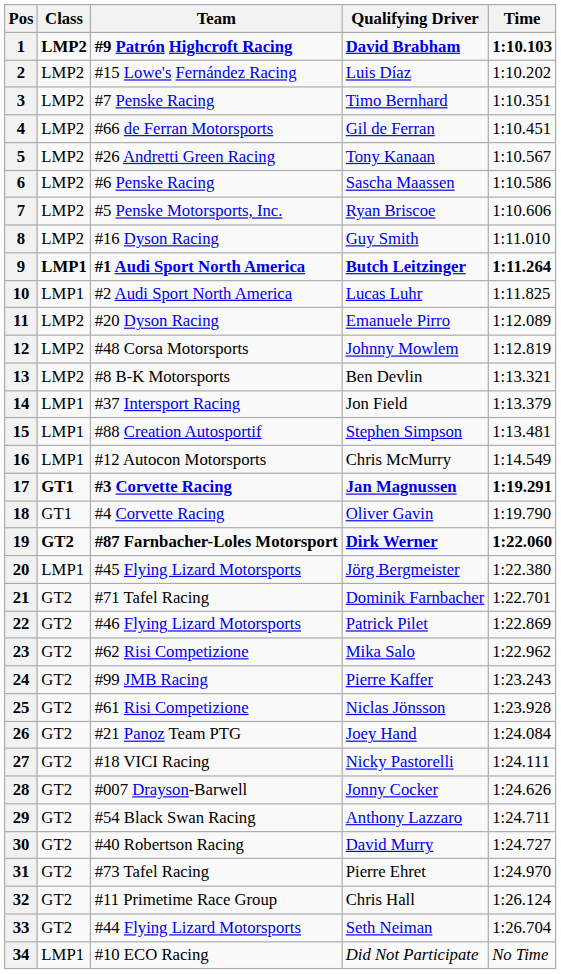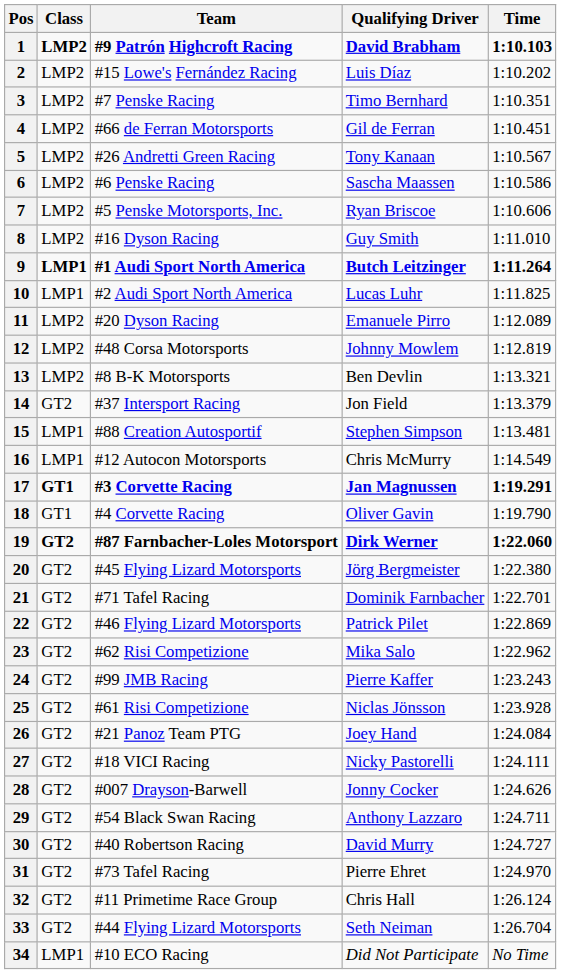(63, 404) LMP1 -> (57, 404) GT2
(63, 569) LMP1 -> (57, 569) GT2
